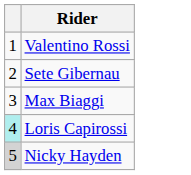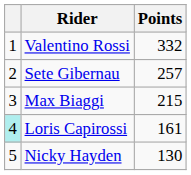+ column: (160, 18)
(13, 156) lightgrey background -> (13, 156) no background
